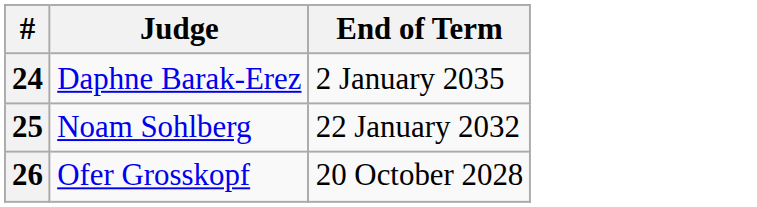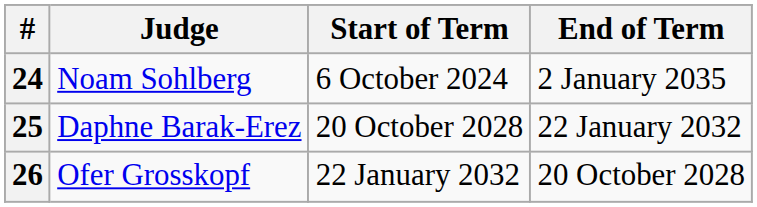+ column: (420, 28)
(179, 77) Daphne Barak-Erez -> (154, 77) Noam Sohlberg
(154, 126) Noam Sohlberg -> (179, 126) Daphne Barak-Erez
